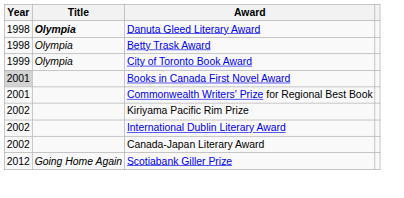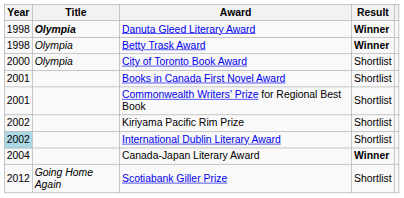+ column: (373, 12)
(18, 62) 1999 -> (18, 62) 2000
(18, 78) lightgrey background -> (18, 78) no background
(18, 128) no background -> (18, 139) lightblue background
(18, 144) 2002 -> (18, 156) 2004
